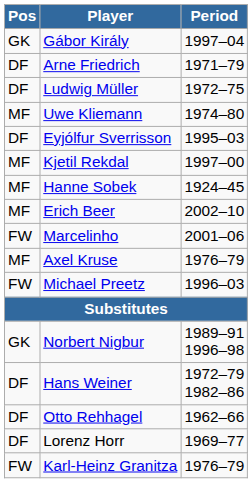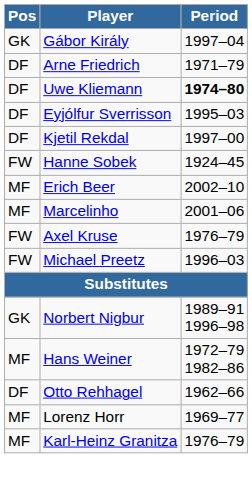- row: (91, 89)
(19, 114) MF -> (18, 89) DF
(214, 114) normal -> (214, 89) bold
(19, 162) MF -> (18, 138) DF
(19, 187) MF -> (20, 162) FW
(20, 235) FW -> (19, 211) MF
(19, 260) MF -> (20, 235) FW
(18, 383) DF -> (19, 359) MF
(18, 440) DF -> (19, 416) MF
(20, 465) FW -> (19, 440) MF
